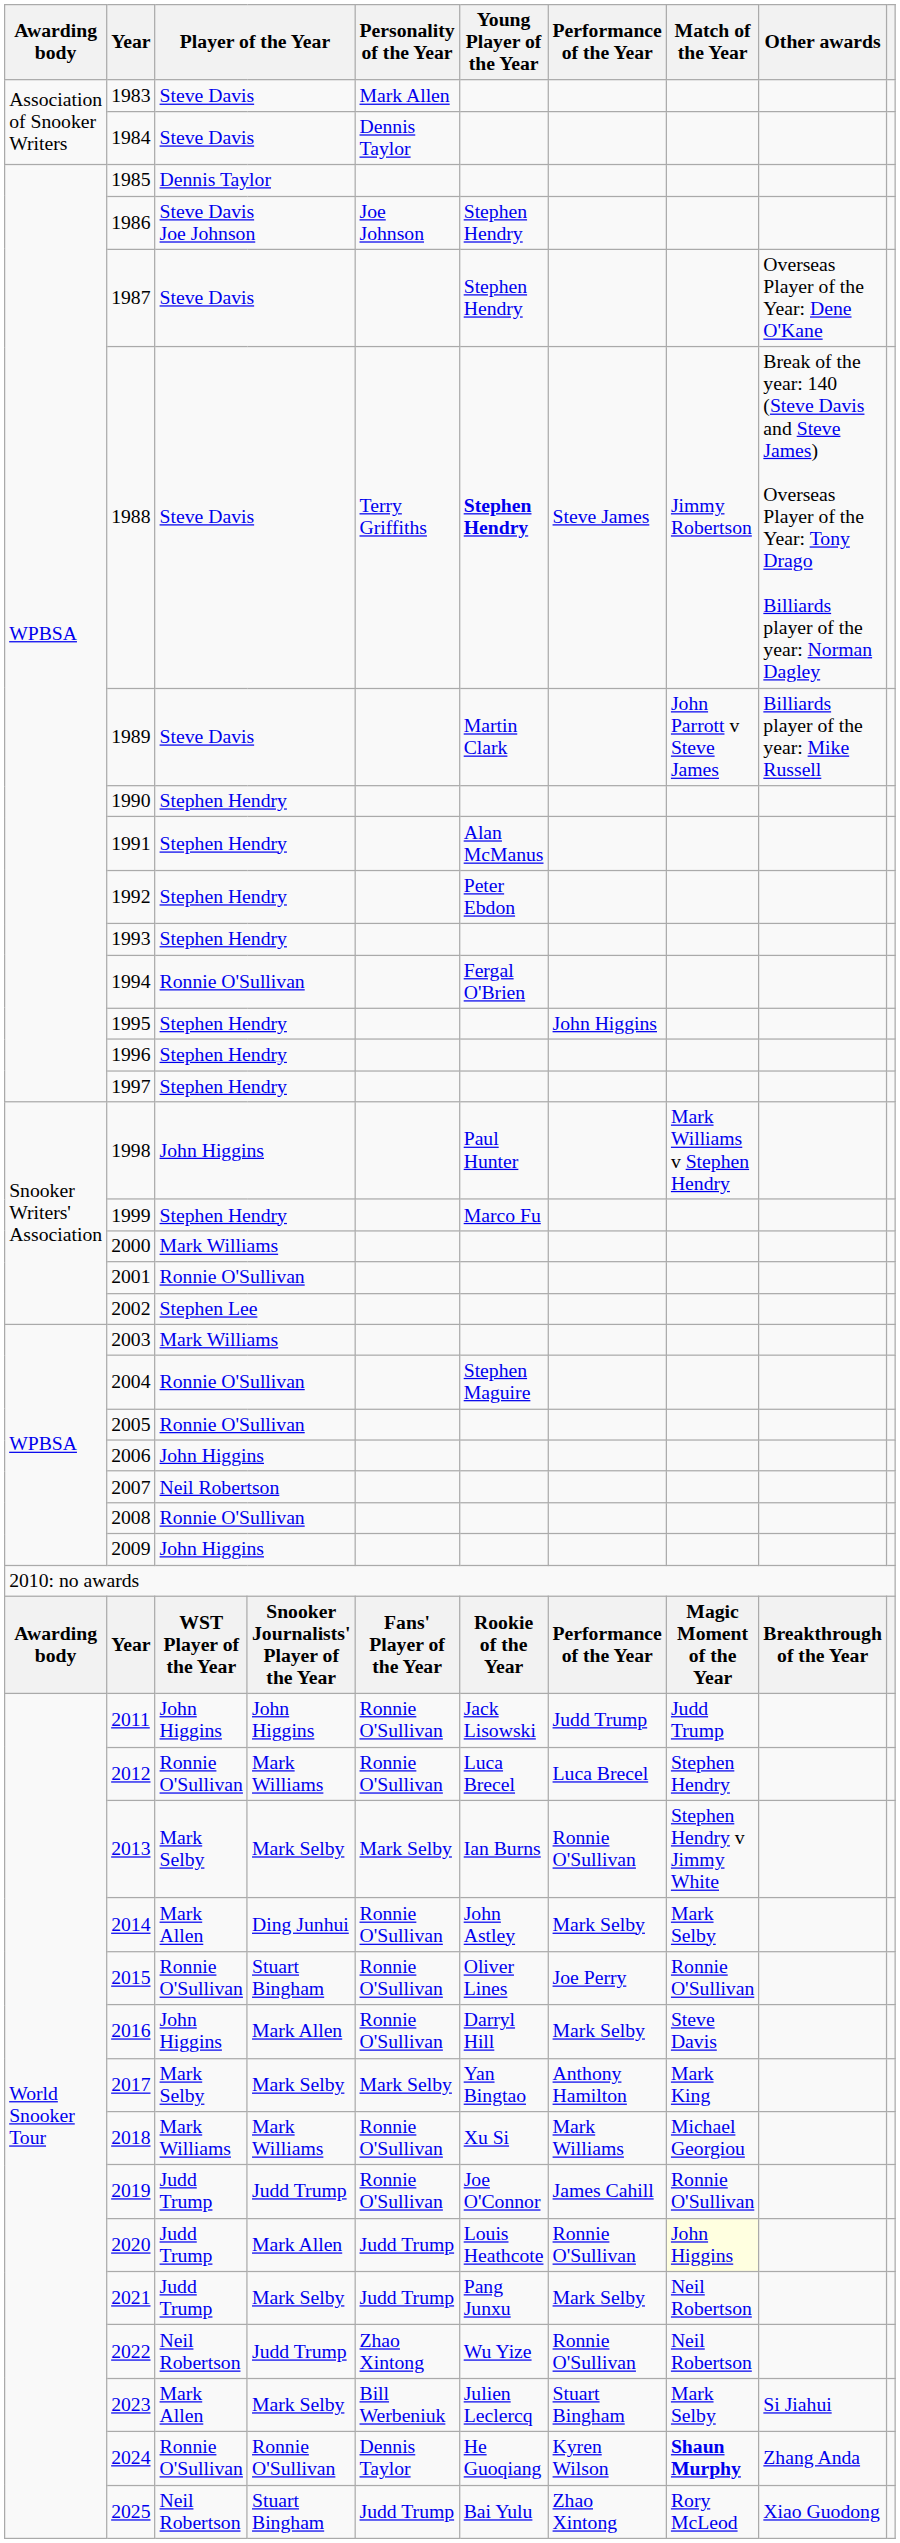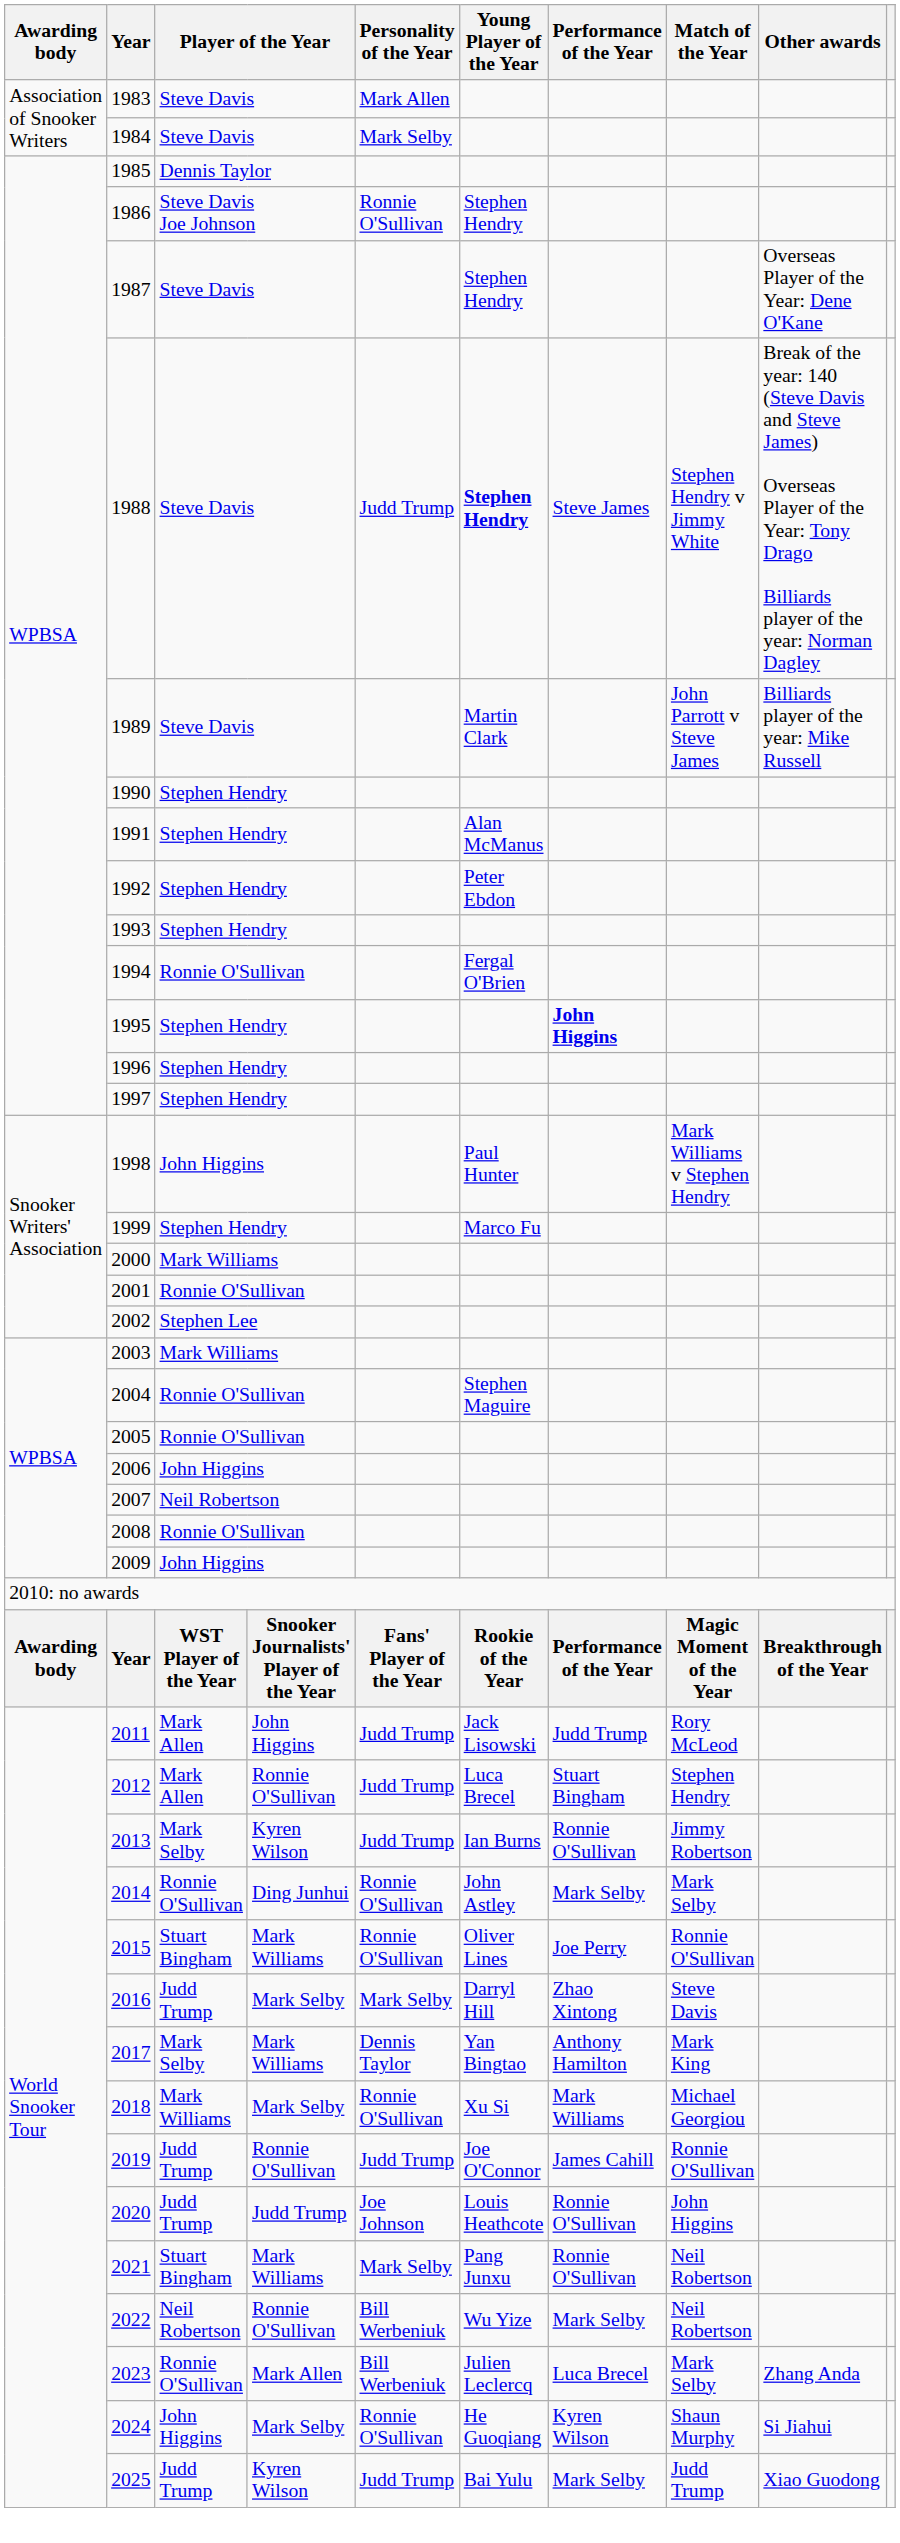(387, 137) Dennis Taylor -> (406, 136) Mark Selby
(392, 222) Joe Johnson -> (401, 213) Ronnie O'Sullivan
(393, 517) Terry Griffiths -> (407, 508) Judd Trump
(711, 517) Jimmy Robertson -> (708, 508) Stephen Hendry v Jimmy White
(605, 1023) normal -> (585, 1025) bold
(191, 1720) John Higgins -> (181, 1733) Mark Allen
(401, 1720) Ronnie O'Sullivan -> (407, 1733) Judd Trump
(697, 1720) Judd Trump -> (704, 1733) Rory McLeod
(201, 1773) Ronnie O'Sullivan -> (181, 1786) Mark Allen
(288, 1773) Mark Williams -> (294, 1786) Ronnie O'Sullivan
(401, 1773) Ronnie O'Sullivan -> (407, 1786) Judd Trump
(600, 1773) Luca Brecel -> (589, 1786) Stuart Bingham
(298, 1849) Mark Selby -> (280, 1840) Kyren Wilson
(406, 1849) Mark Selby -> (407, 1840) Judd Trump
(708, 1849) Stephen Hendry v Jimmy White -> (711, 1840) Jimmy Robertson
(181, 1924) Mark Allen -> (201, 1893) Ronnie O'Sullivan
(201, 1977) Ronnie O'Sullivan -> (196, 1946) Stuart Bingham
(288, 1977) Stuart Bingham -> (288, 1946) Mark Williams
(191, 2031) John Higgins -> (186, 2000) Judd Trump
(297, 2031) Mark Allen -> (298, 2000) Mark Selby
(401, 2031) Ronnie O'Sullivan -> (406, 2000) Mark Selby
(599, 2031) Mark Selby -> (585, 2000) Zhao Xintong
(298, 2084) Mark Selby -> (288, 2053) Mark Williams
(406, 2084) Mark Selby -> (387, 2053) Dennis Taylor
(288, 2138) Mark Williams -> (298, 2106) Mark Selby
(299, 2191) Judd Trump -> (294, 2160) Ronnie O'Sullivan
(401, 2191) Ronnie O'Sullivan -> (407, 2160) Judd Trump
(297, 2244) Mark Allen -> (299, 2213) Judd Trump
(407, 2244) Judd Trump -> (392, 2213) Joe Johnson
(702, 2244) lightyellow background -> (702, 2213) no background
(186, 2298) Judd Trump -> (196, 2266) Stuart Bingham
(298, 2298) Mark Selby -> (288, 2266) Mark Williams
(407, 2298) Judd Trump -> (406, 2266) Mark Selby
(599, 2298) Mark Selby -> (594, 2266) Ronnie O'Sullivan
(299, 2351) Judd Trump -> (294, 2320) Ronnie O'Sullivan
(392, 2351) Zhao Xintong -> (402, 2320) Bill Werbeniuk
(594, 2351) Ronnie O'Sullivan -> (599, 2320) Mark Selby
(181, 2404) Mark Allen -> (201, 2373) Ronnie O'Sullivan
(298, 2404) Mark Selby -> (297, 2373) Mark Allen
(589, 2404) Stuart Bingham -> (600, 2373) Luca Brecel
(798, 2404) Si Jiahui -> (812, 2373) Zhang Anda
(201, 2458) Ronnie O'Sullivan -> (191, 2426) John Higgins
(294, 2458) Ronnie O'Sullivan -> (298, 2426) Mark Selby
(387, 2458) Dennis Taylor -> (401, 2426) Ronnie O'Sullivan
(706, 2458) bold -> (703, 2426) normal
(812, 2458) Zhang Anda -> (798, 2426) Si Jiahui
(200, 2511) Neil Robertson -> (186, 2480) Judd Trump
(288, 2511) Stuart Bingham -> (280, 2480) Kyren Wilson
(585, 2511) Zhao Xintong -> (599, 2480) Mark Selby
(704, 2511) Rory McLeod -> (697, 2480) Judd Trump
